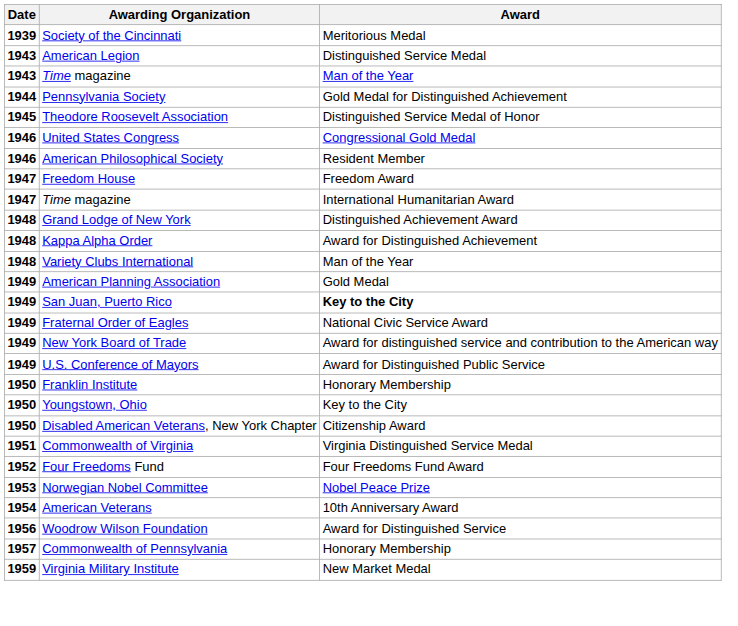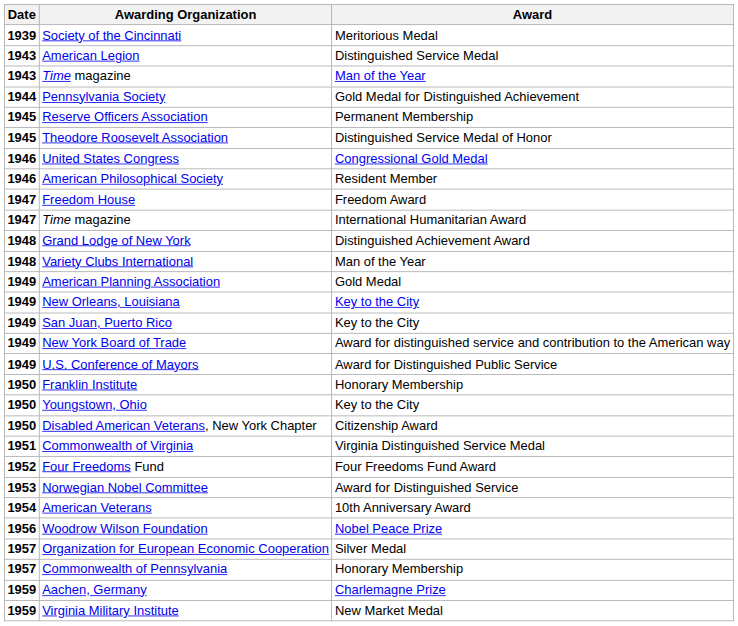+ row: (22, 117)
- row: (22, 240)
+ row: (22, 302)
(368, 302) bold -> (377, 323) normal
- row: (22, 323)
(376, 487) Nobel Peace Prize -> (427, 487) Award for Distinguished Service
(414, 528) Award for Distinguished Service -> (389, 528) Nobel Peace Prize
+ row: (22, 549)
+ row: (22, 590)
